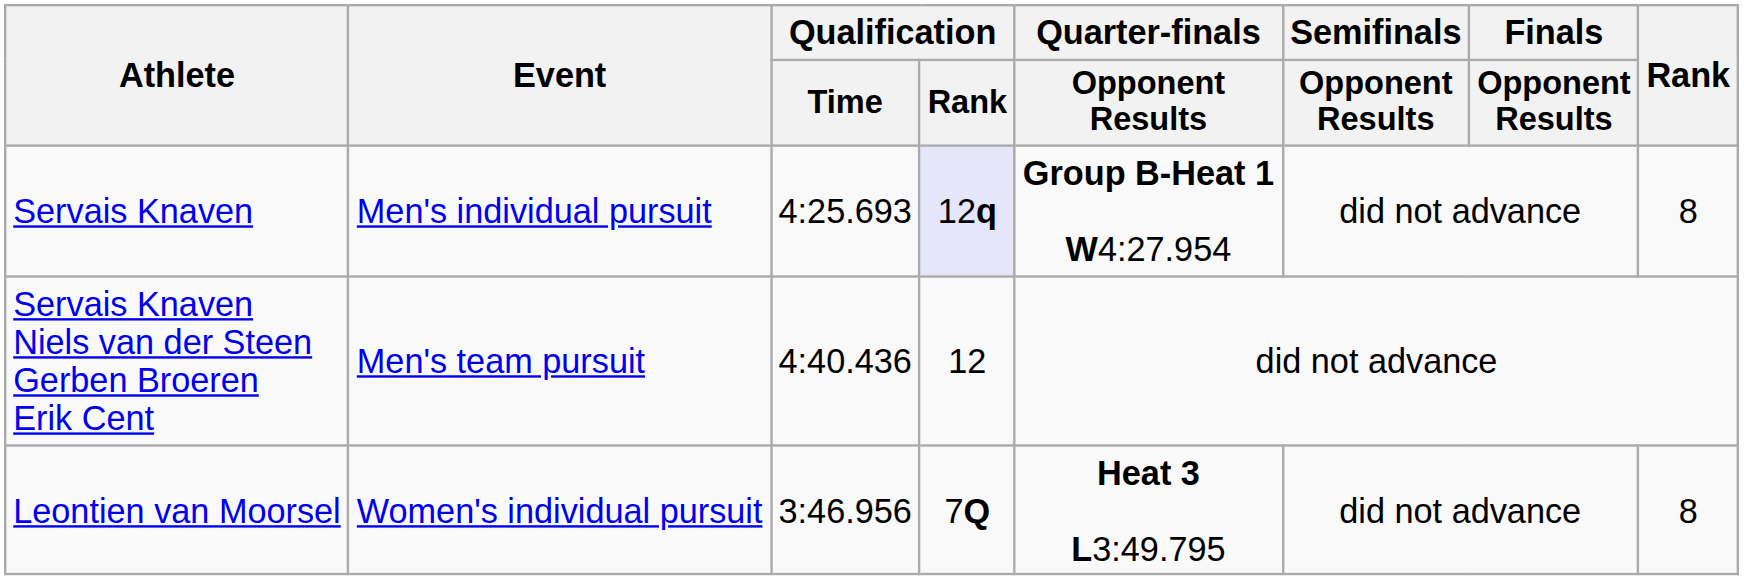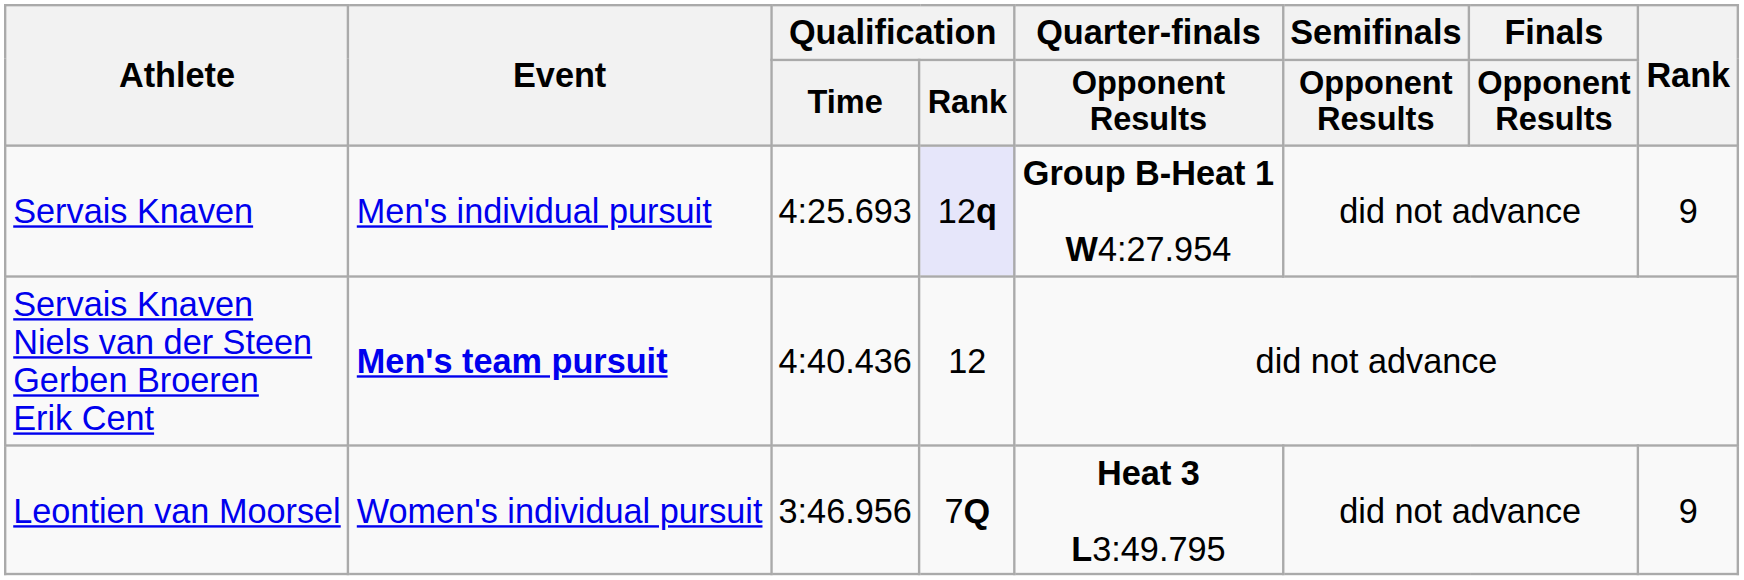(1688, 212) 8 -> (1688, 212) 9
(501, 361) normal -> (512, 361) bold
(1688, 510) 8 -> (1688, 510) 9
